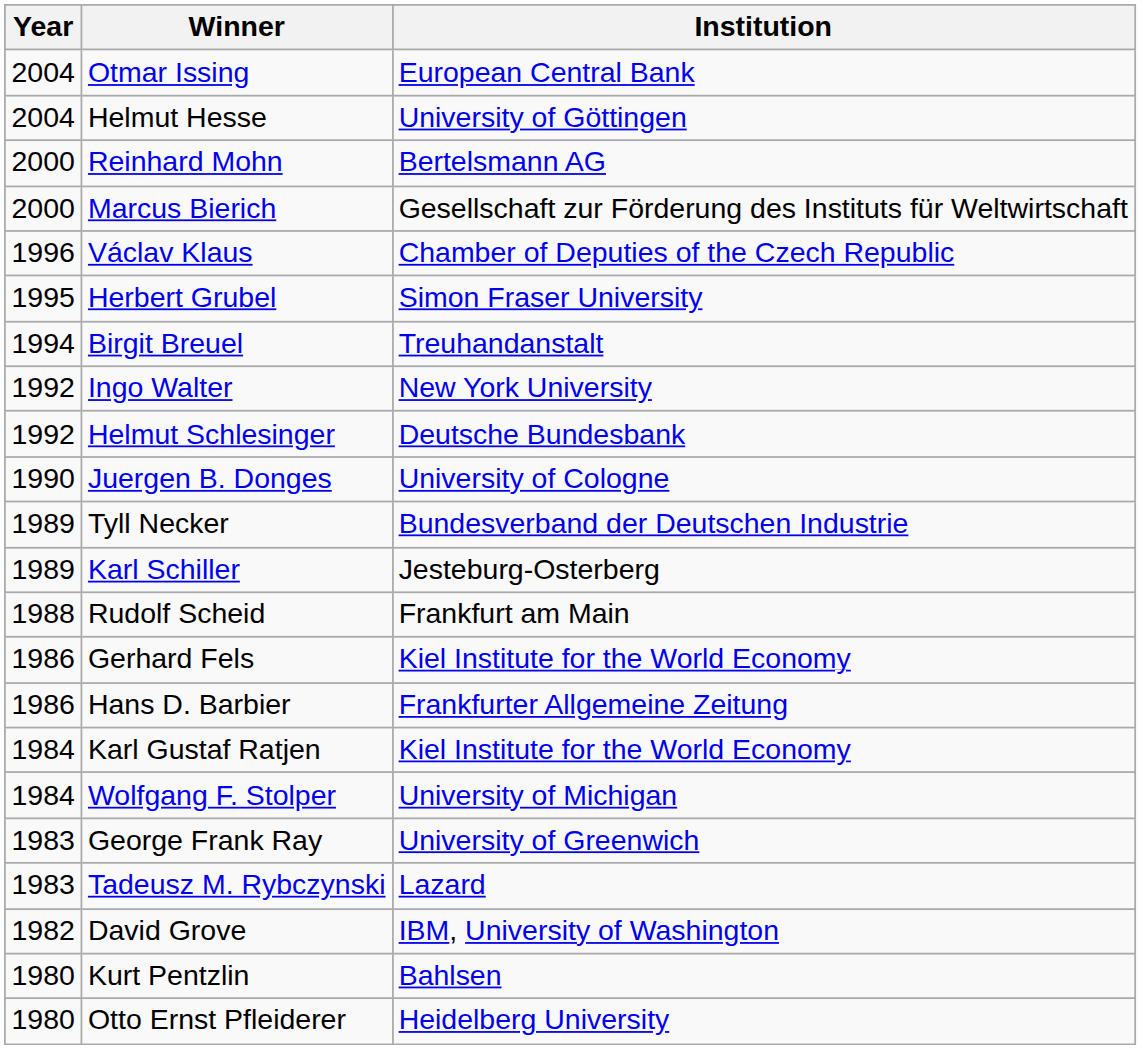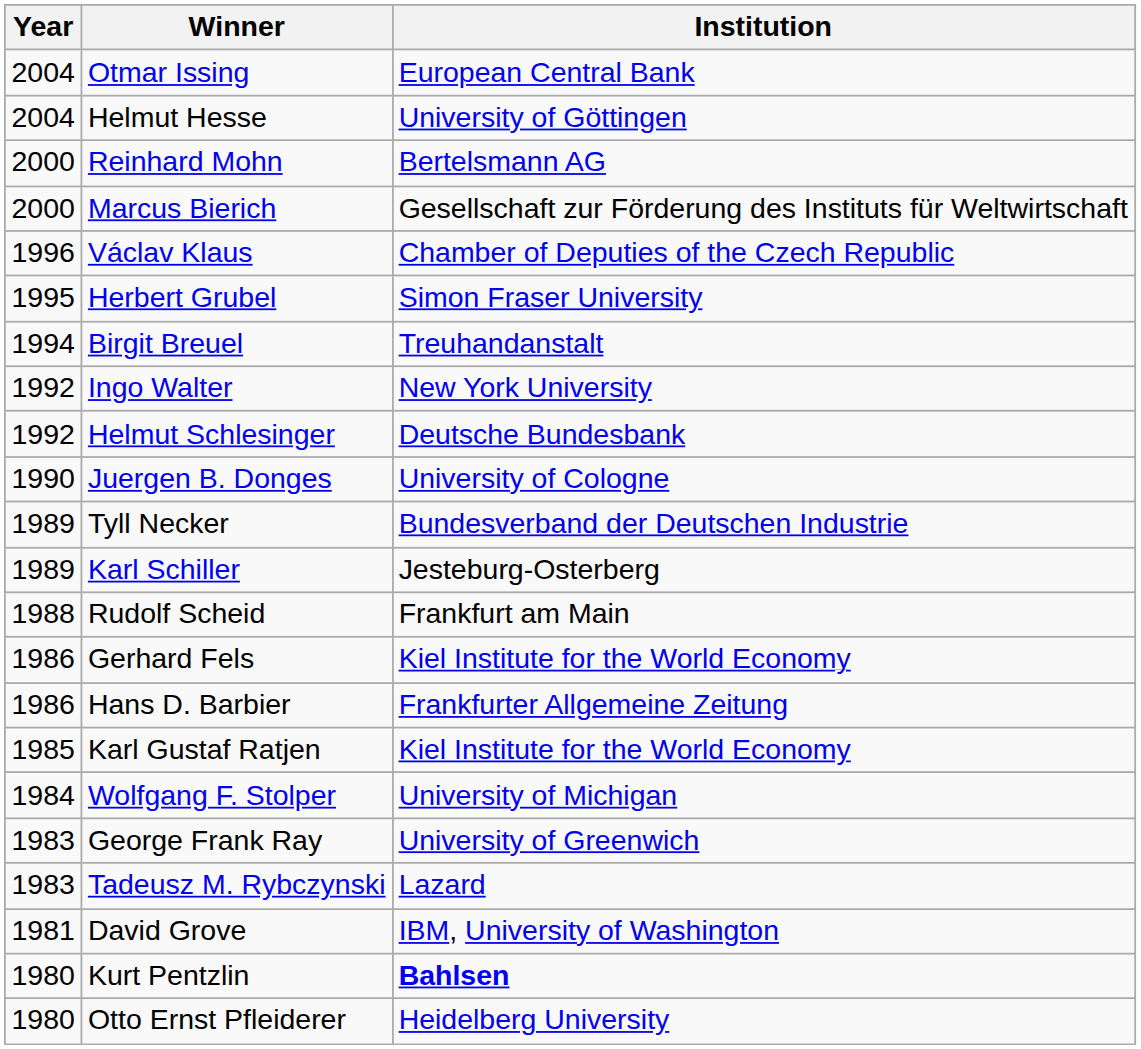(43, 749) 1984 -> (43, 749) 1985
(43, 930) 1982 -> (43, 930) 1981
(450, 975) normal -> (454, 975) bold
